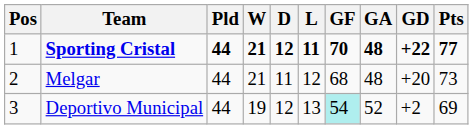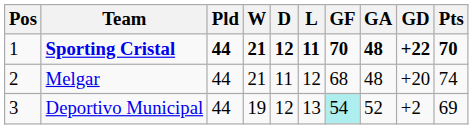(448, 49) 77 -> (448, 49) 70
(448, 78) 73 -> (448, 78) 74
